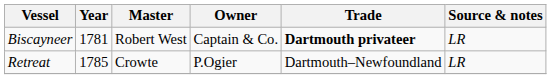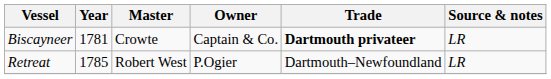(151, 39) Robert West -> (136, 39) Crowte
(136, 62) Crowte -> (151, 62) Robert West
